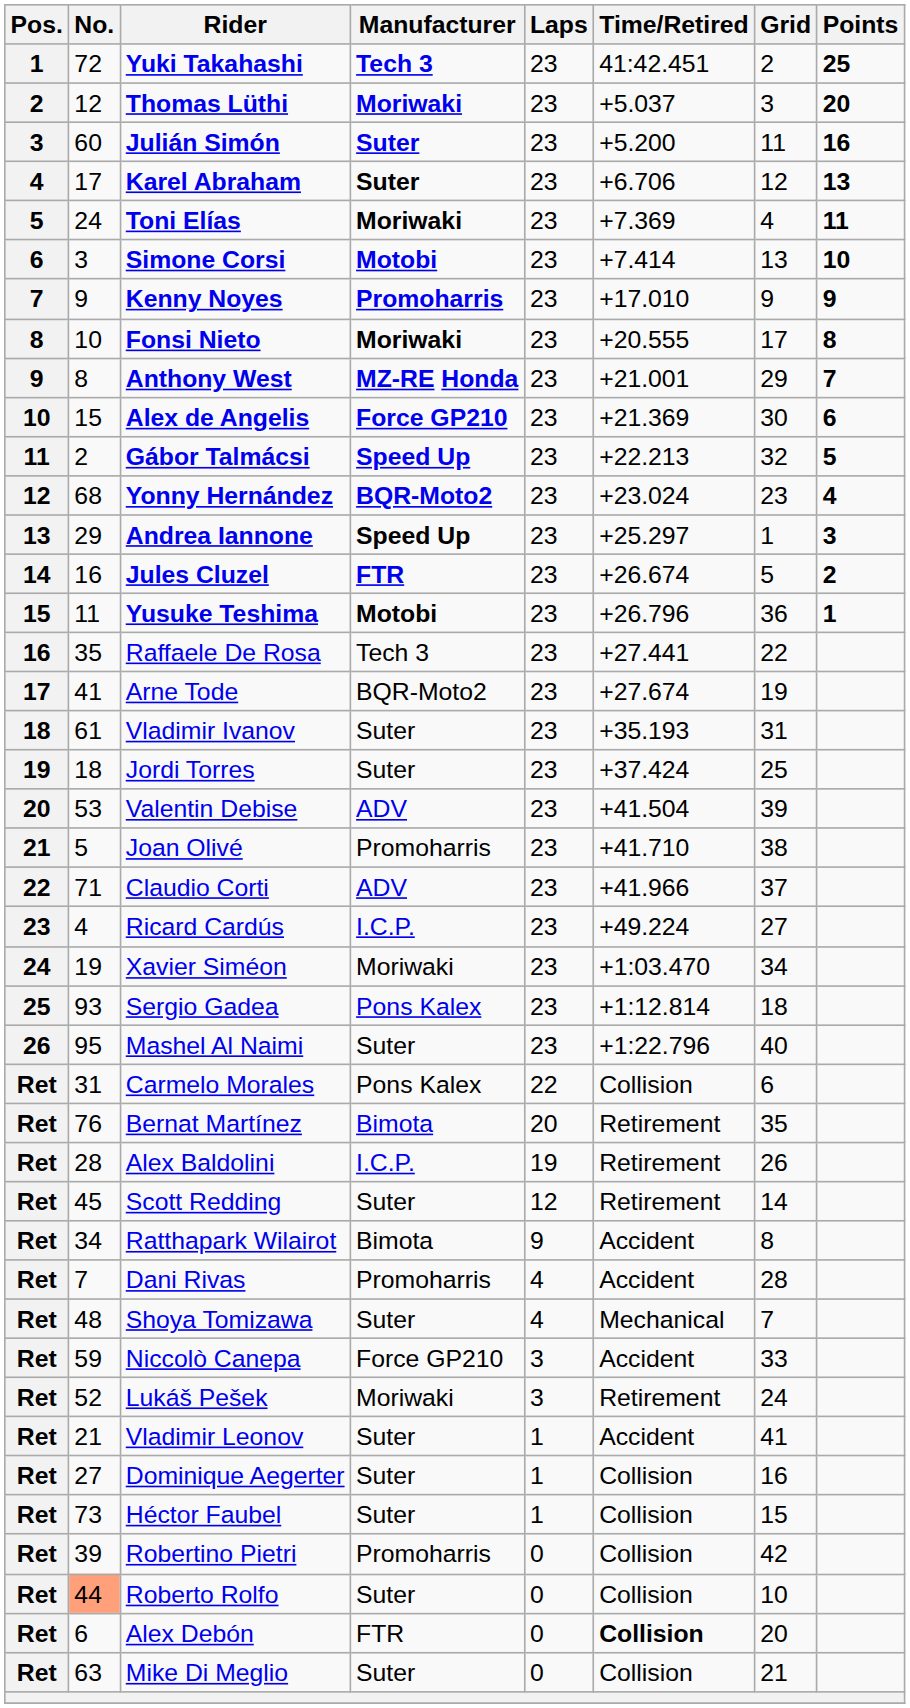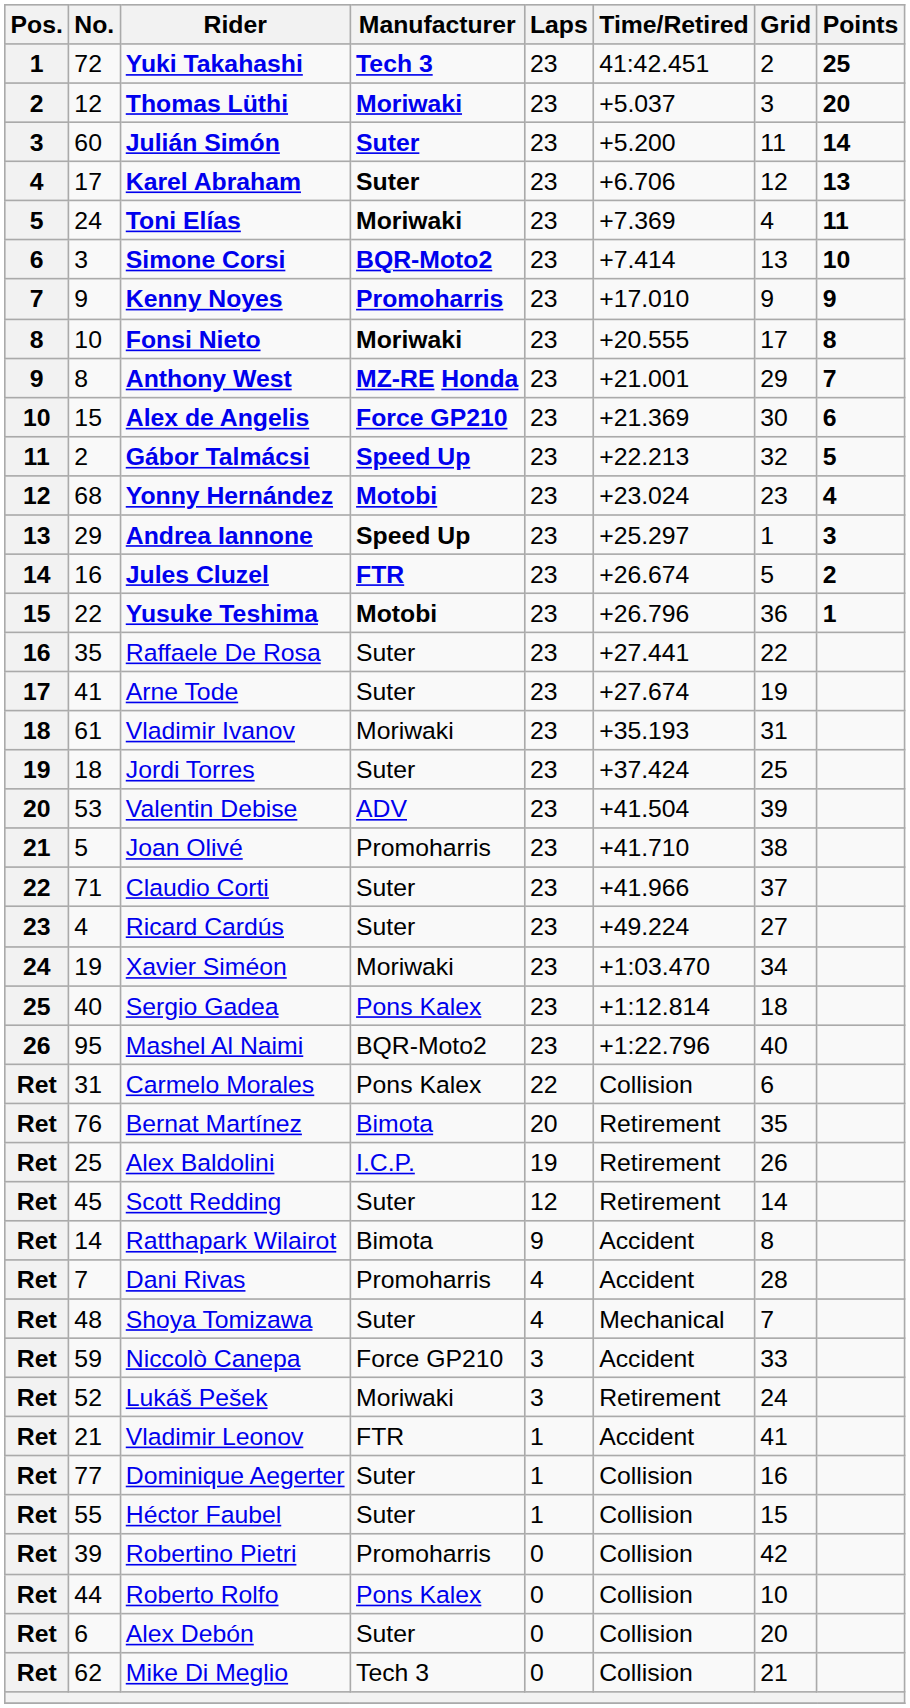(836, 142) 16 -> (836, 142) 14
(397, 260) Motobi -> (424, 260) BQR-Moto2
(424, 495) BQR-Moto2 -> (397, 495) Motobi
(87, 613) 11 -> (88, 613) 22
(393, 652) Tech 3 -> (386, 652) Suter
(421, 691) BQR-Moto2 -> (386, 691) Suter
(386, 731) Suter -> (405, 731) Moriwaki
(382, 887) ADV -> (386, 887) Suter
(385, 927) I.C.P. -> (386, 927) Suter
(88, 1005) 93 -> (88, 1005) 40
(386, 1044) Suter -> (421, 1044) BQR-Moto2
(88, 1162) 28 -> (88, 1162) 25
(88, 1240) 34 -> (88, 1240) 14
(386, 1437) Suter -> (380, 1437) FTR
(88, 1476) 27 -> (88, 1476) 77
(88, 1515) 73 -> (88, 1515) 55
(88, 1593) lightsalmon background -> (88, 1593) no background
(386, 1593) Suter -> (419, 1593) Pons Kalex
(380, 1633) FTR -> (386, 1633) Suter
(651, 1633) bold -> (646, 1633) normal
(88, 1672) 63 -> (88, 1672) 62
(386, 1672) Suter -> (393, 1672) Tech 3
